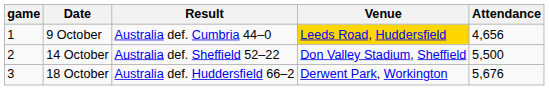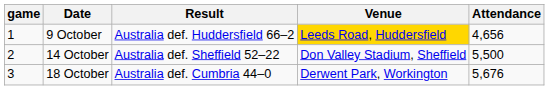(193, 34) Australia def. Cumbria 44–0 -> (204, 34) Australia def. Huddersfield 66–2
(204, 74) Australia def. Huddersfield 66–2 -> (193, 74) Australia def. Cumbria 44–0
